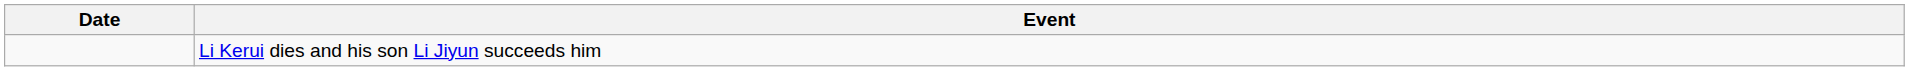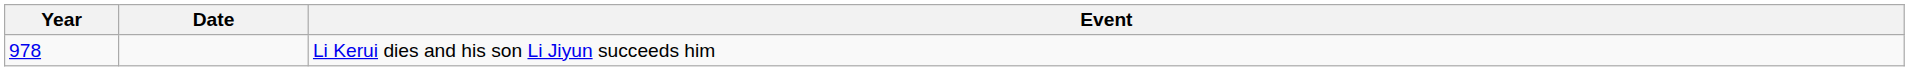+ column: (62, 19)
